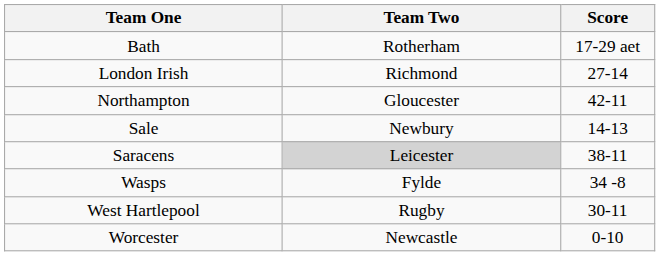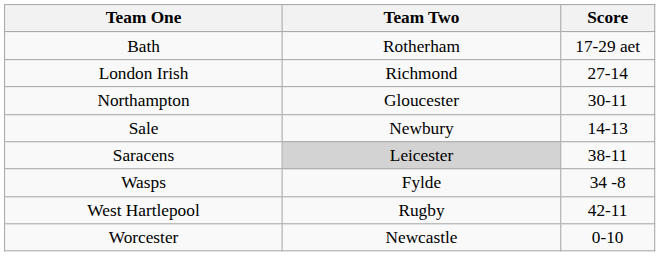(608, 100) 42-11 -> (608, 100) 30-11
(608, 210) 30-11 -> (608, 210) 42-11
